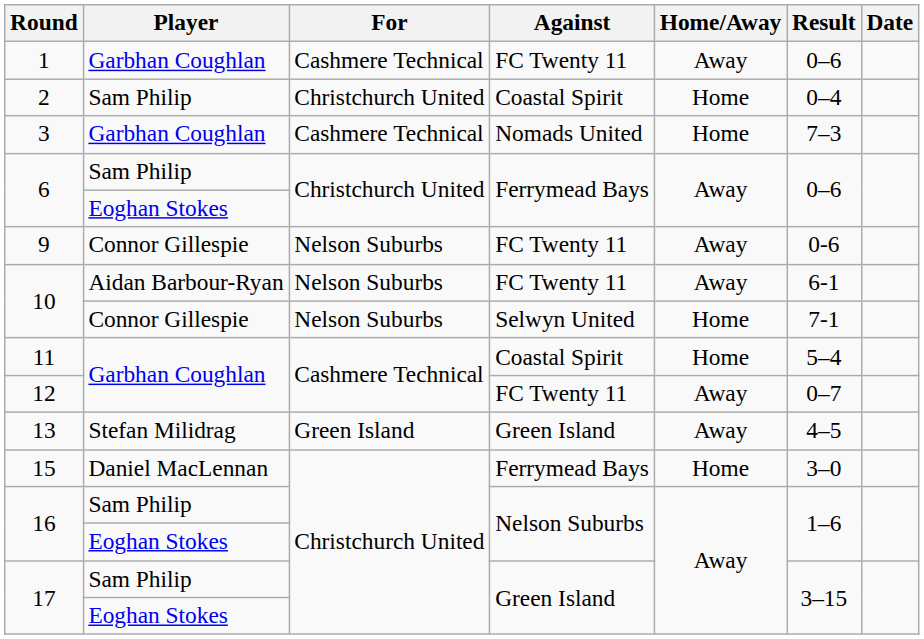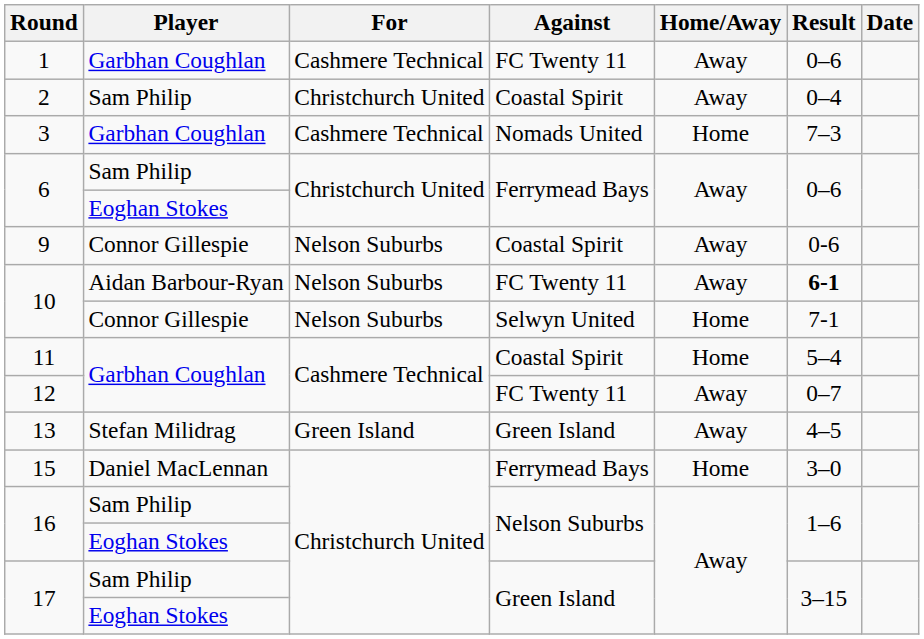(720, 97) Home -> (720, 97) Away
(561, 245) FC Twenty 11 -> (559, 245) Coastal Spirit
(824, 282) normal -> (824, 282) bold
